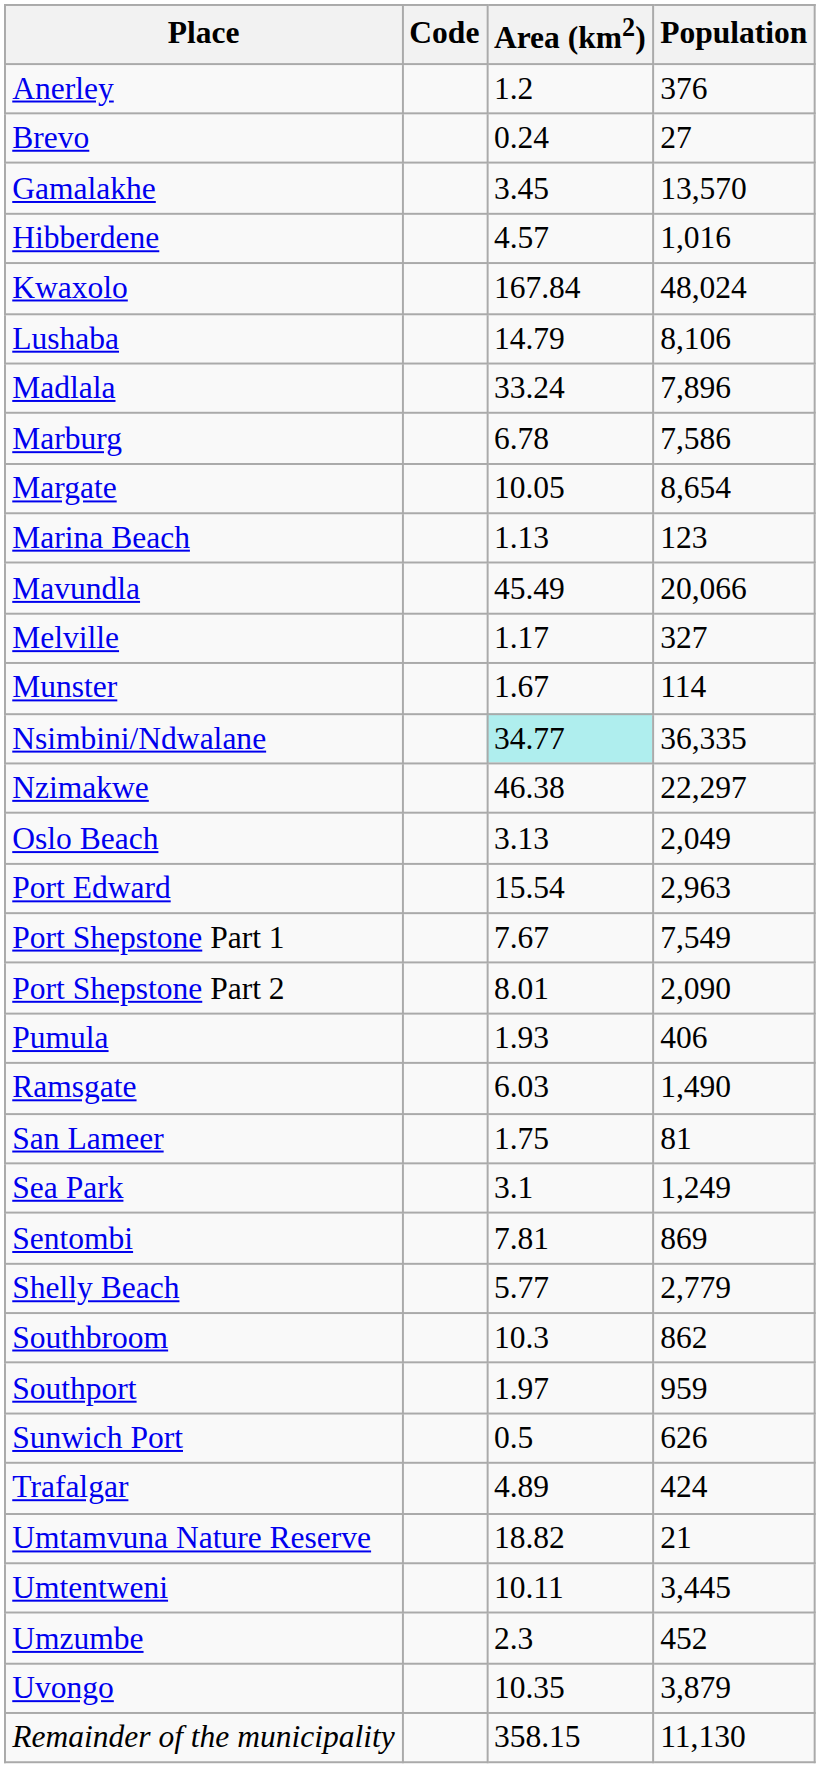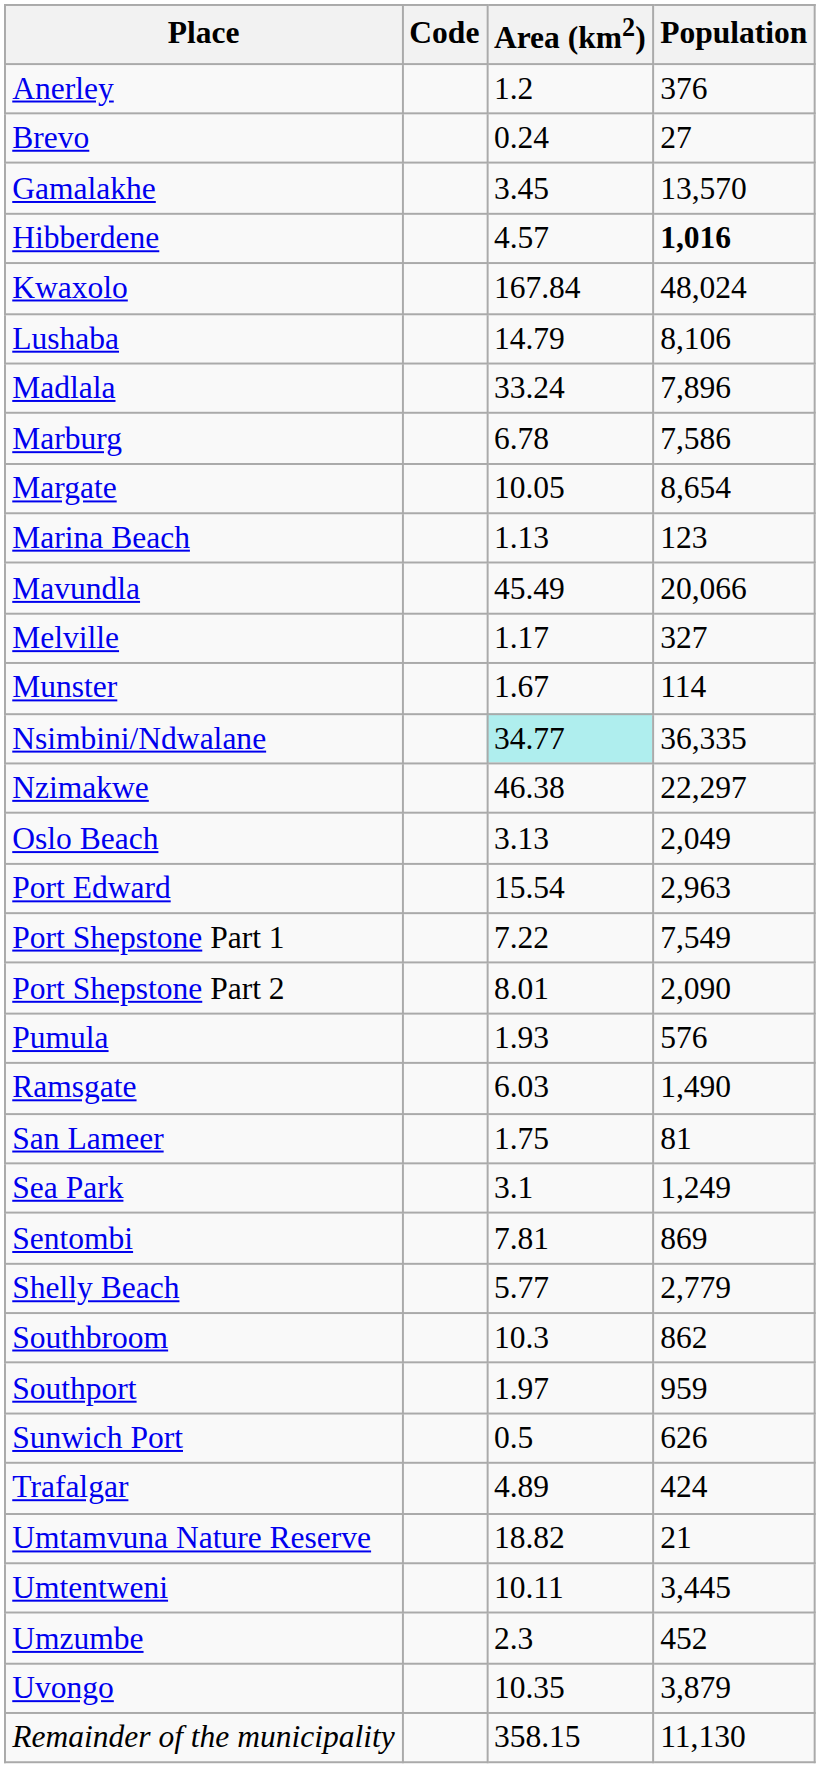(696, 237) normal -> (696, 237) bold
(521, 937) 7.67 -> (521, 937) 7.22
(684, 1037) 406 -> (684, 1037) 576
